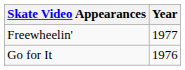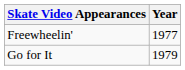(165, 55) 1976 -> (165, 55) 1979
